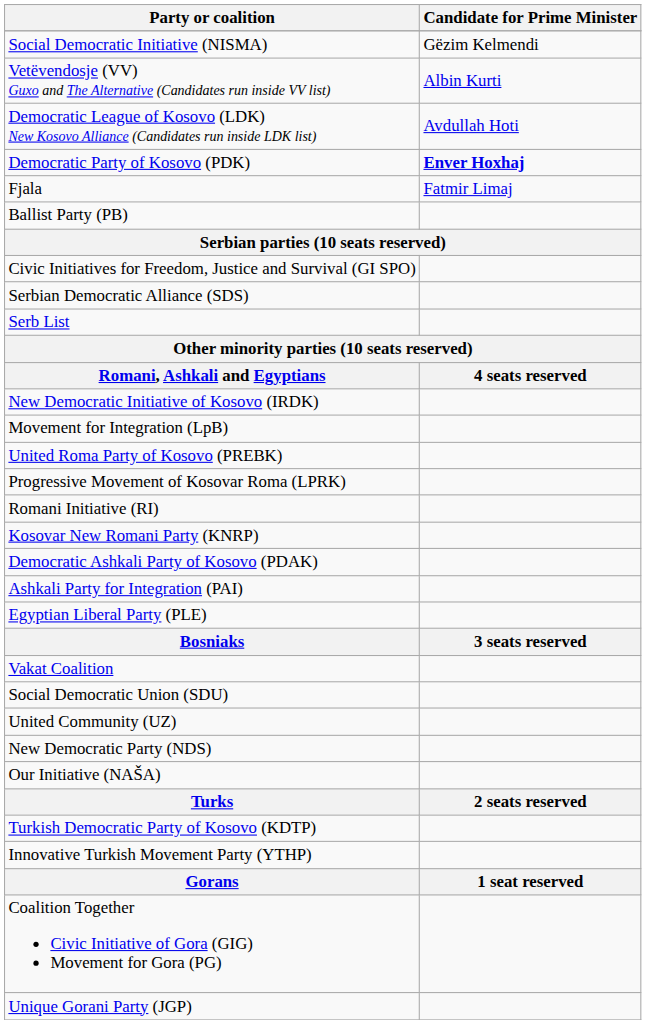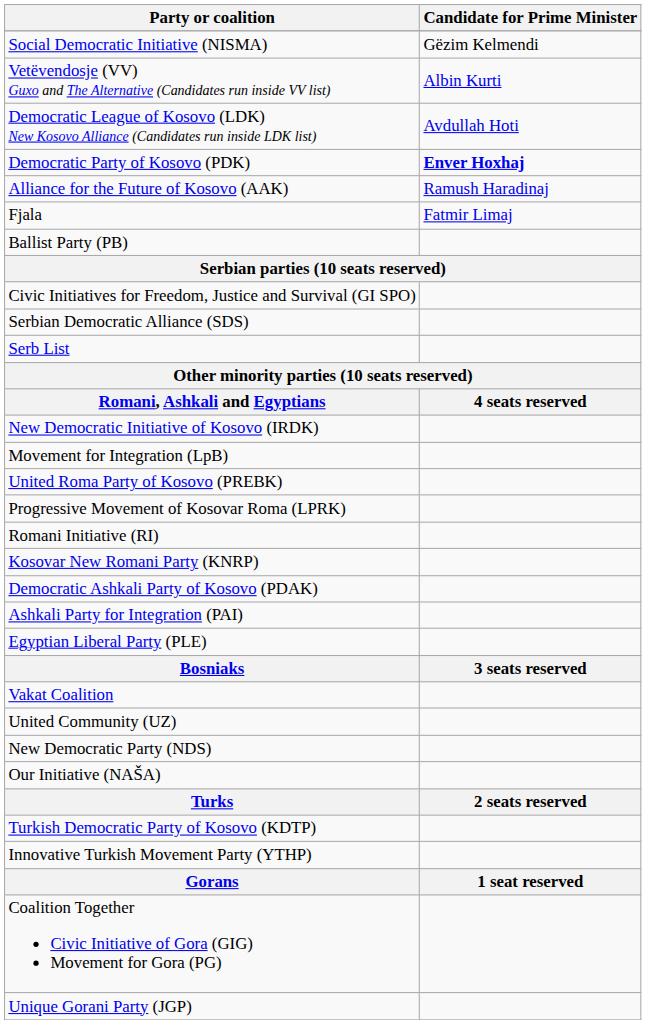+ row: (148, 188)
- row: (118, 695)
